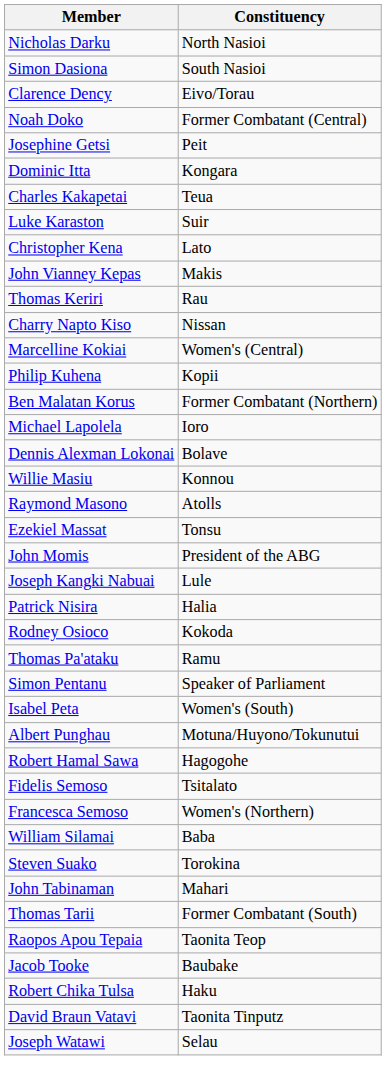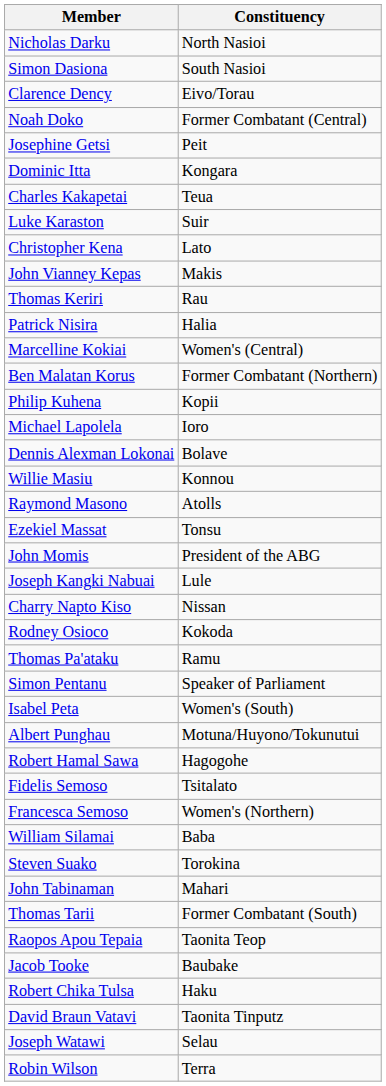rows swapped: (70, 324) <-> (53, 606)
rows swapped: (72, 401) <-> (55, 376)
+ row: (53, 1068)
